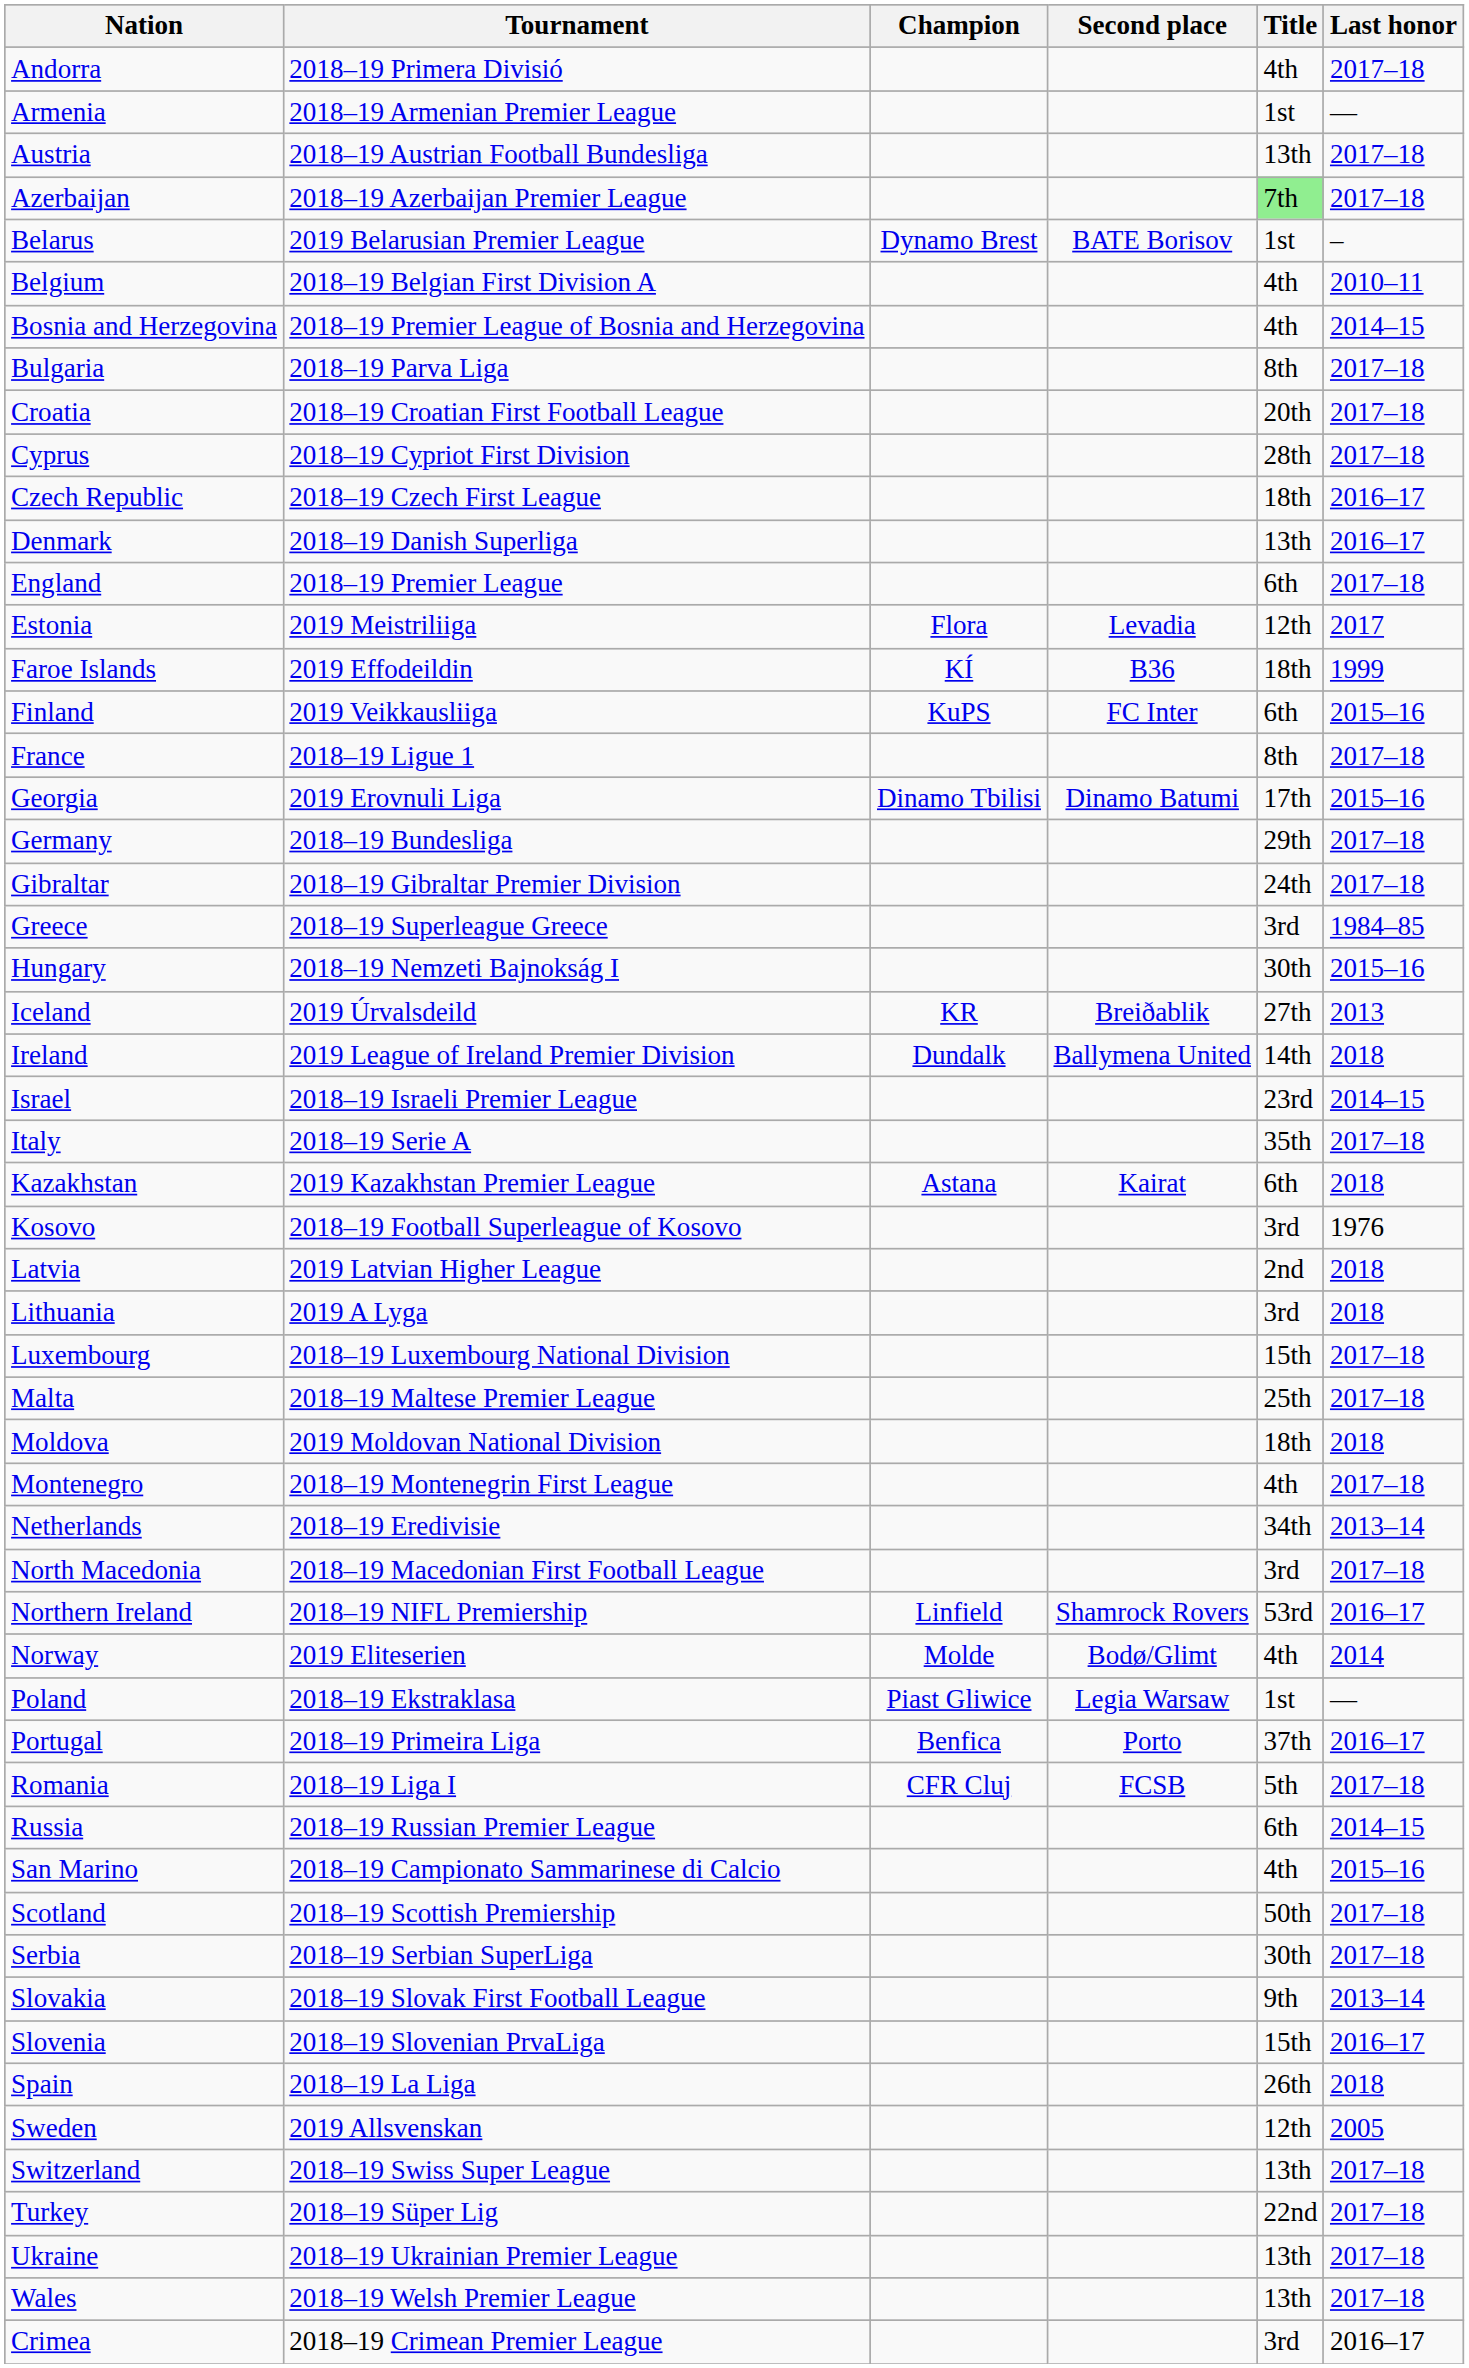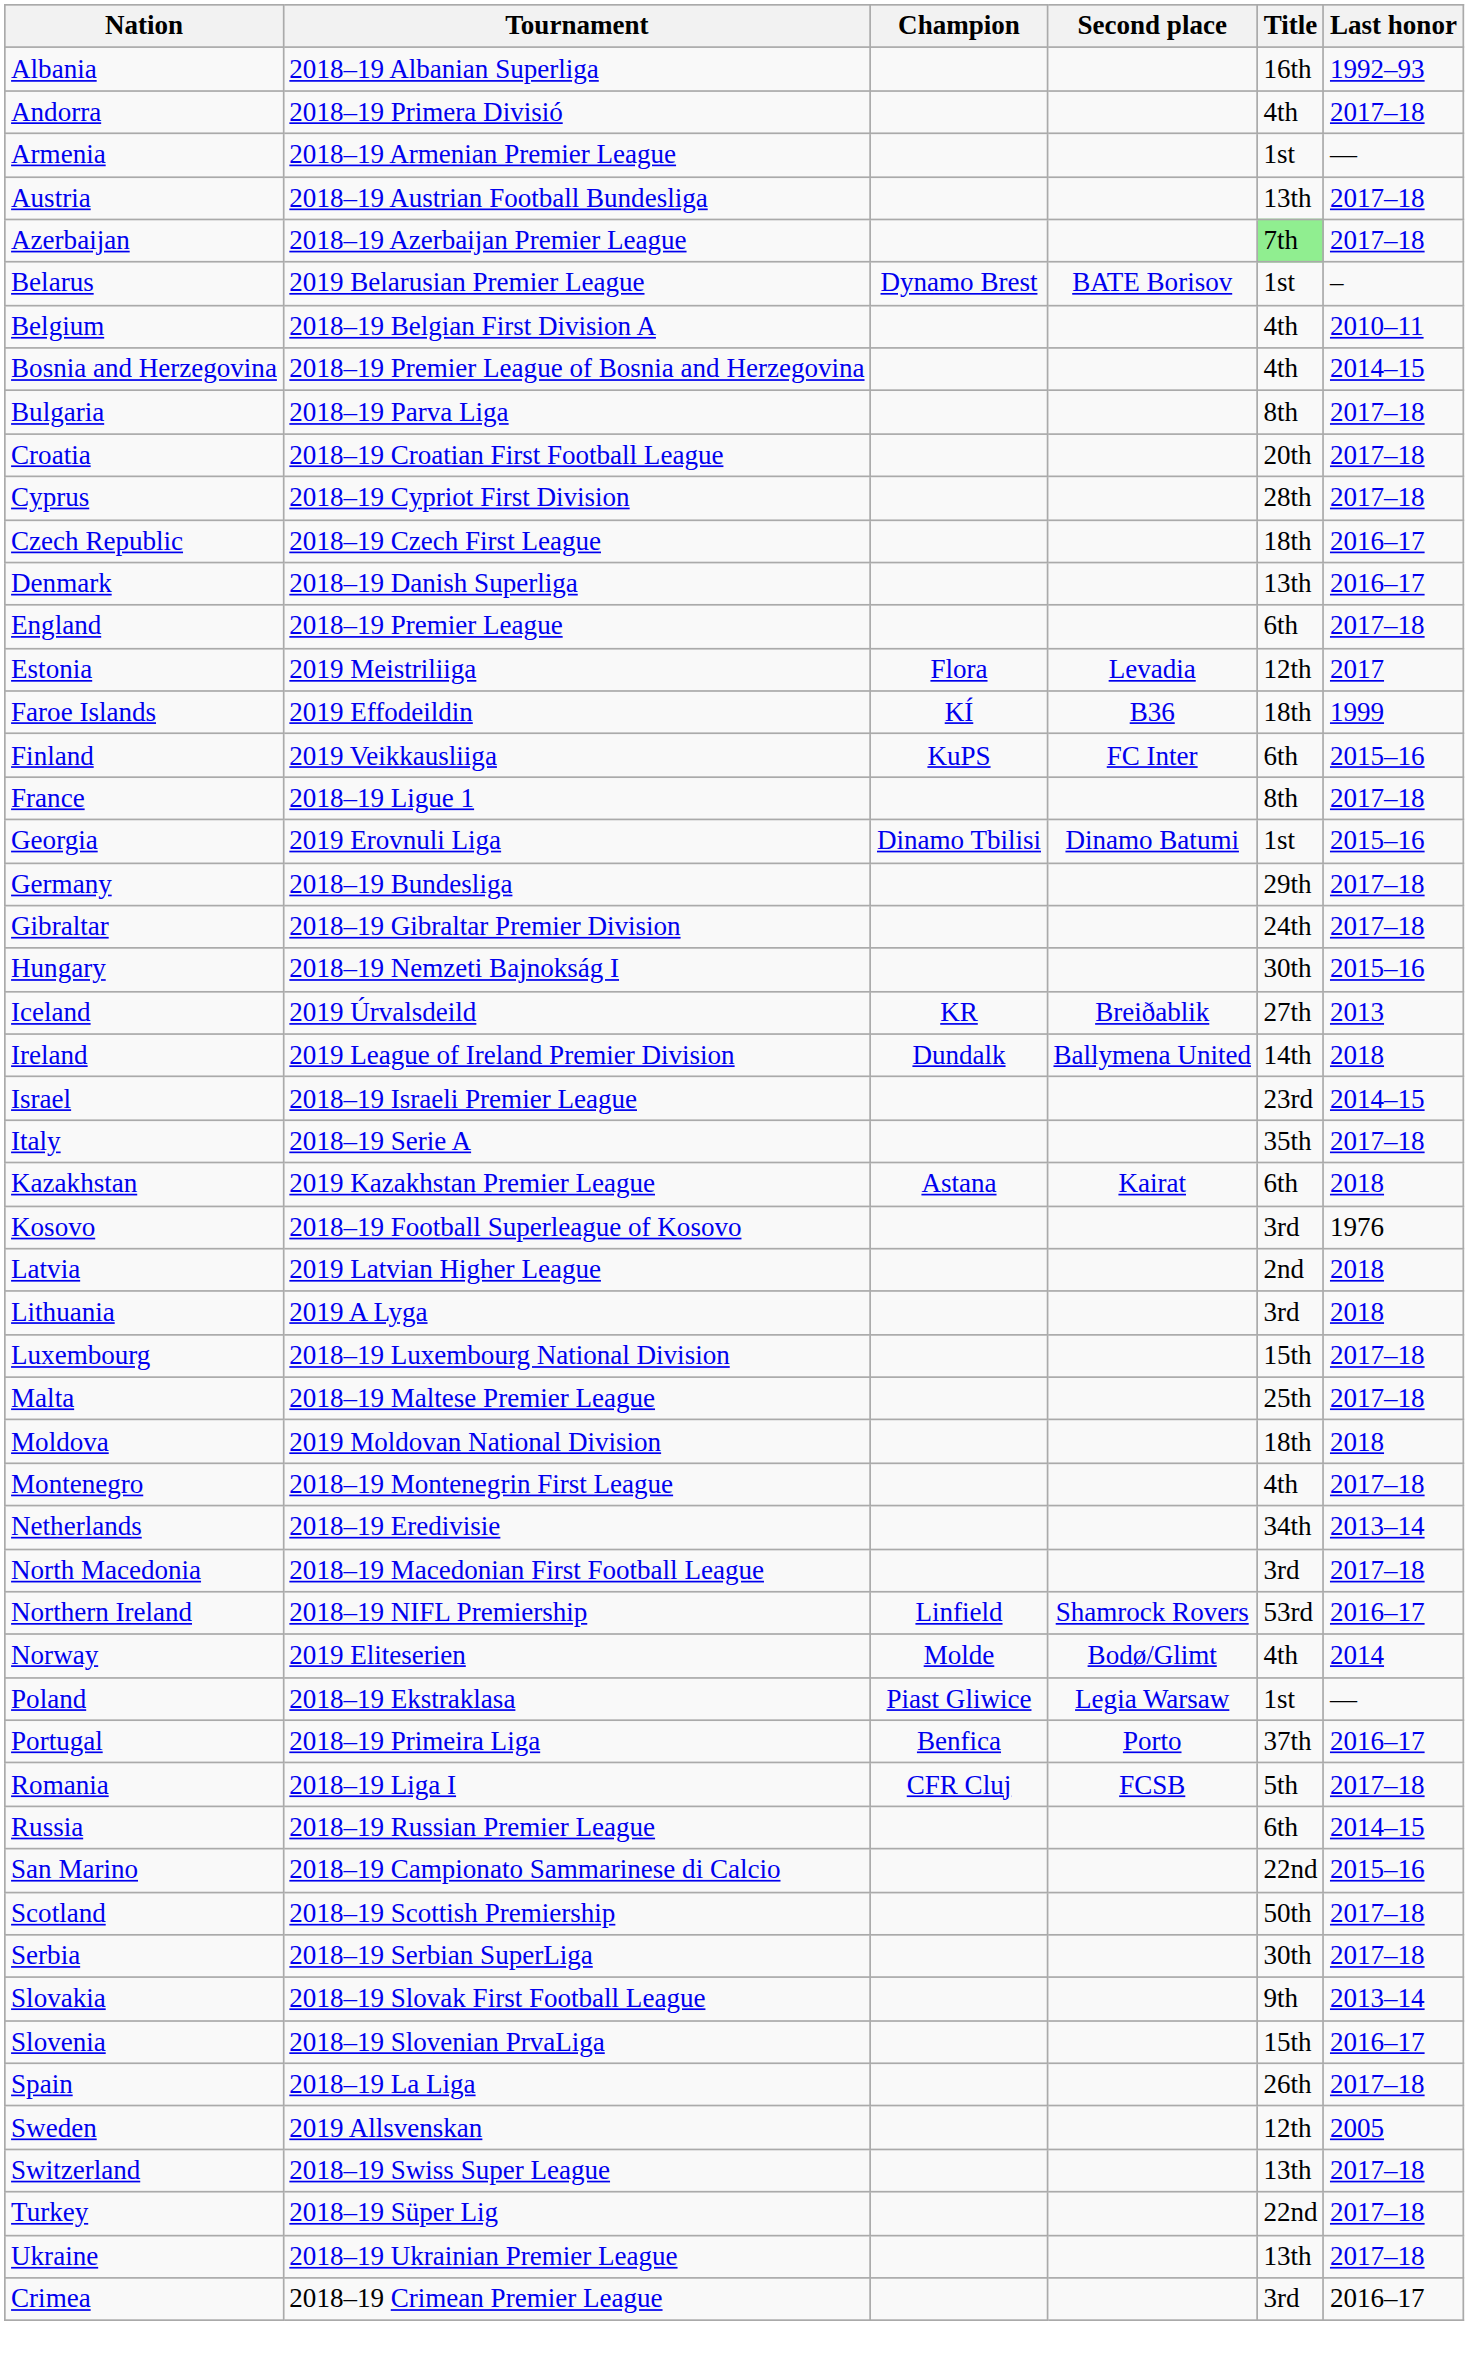+ row: (54, 68)
(1287, 797) 17th -> (1279, 840) 1st
- row: (49, 926)
(1281, 1869) 4th -> (1290, 1869) 22nd
(1357, 2084) 2018 -> (1377, 2084) 2017–18
- row: (44, 2298)
